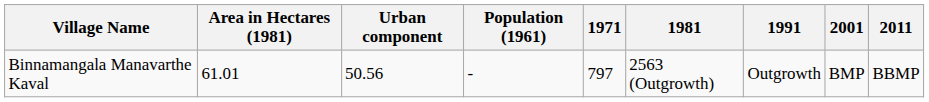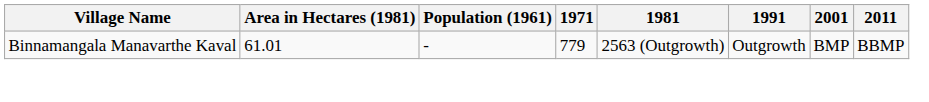- column: (402, 27)
(600, 73) 797 -> (572, 44) 779
